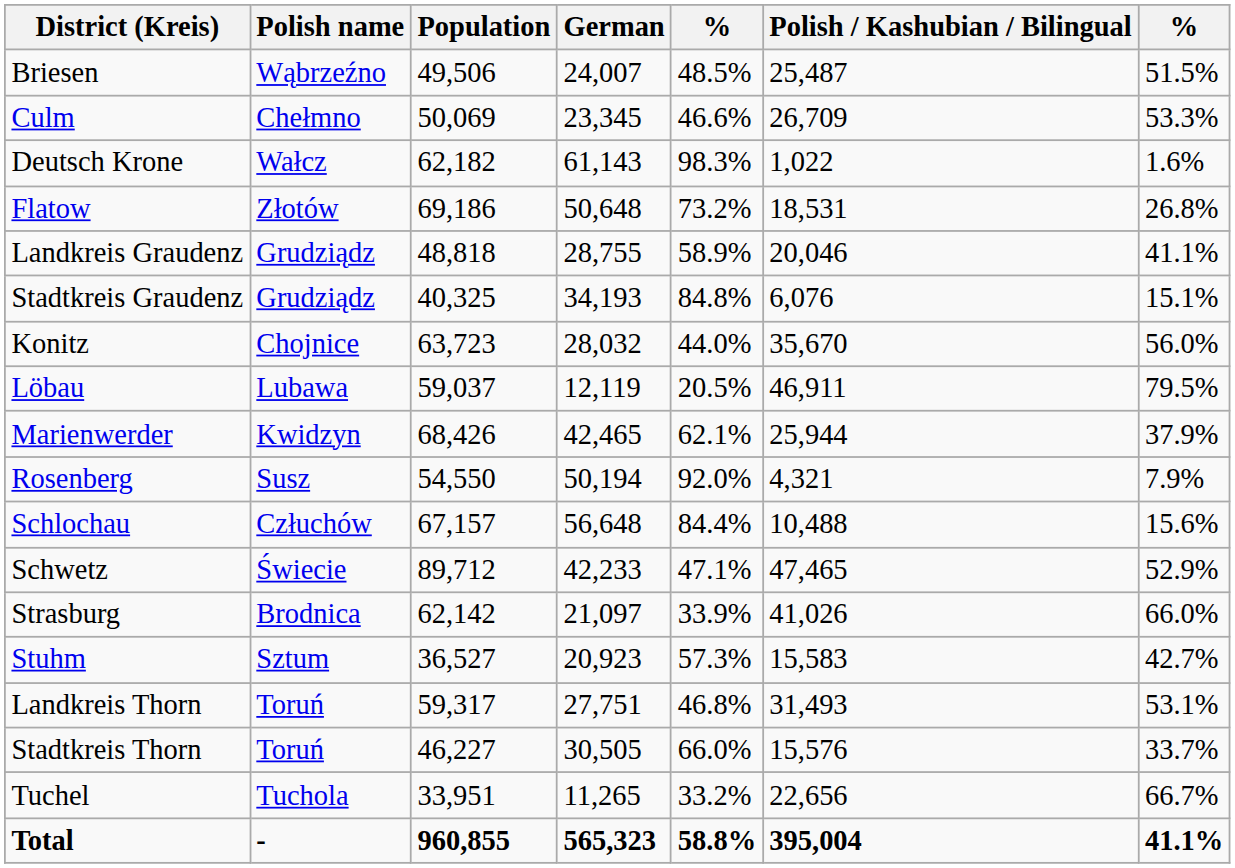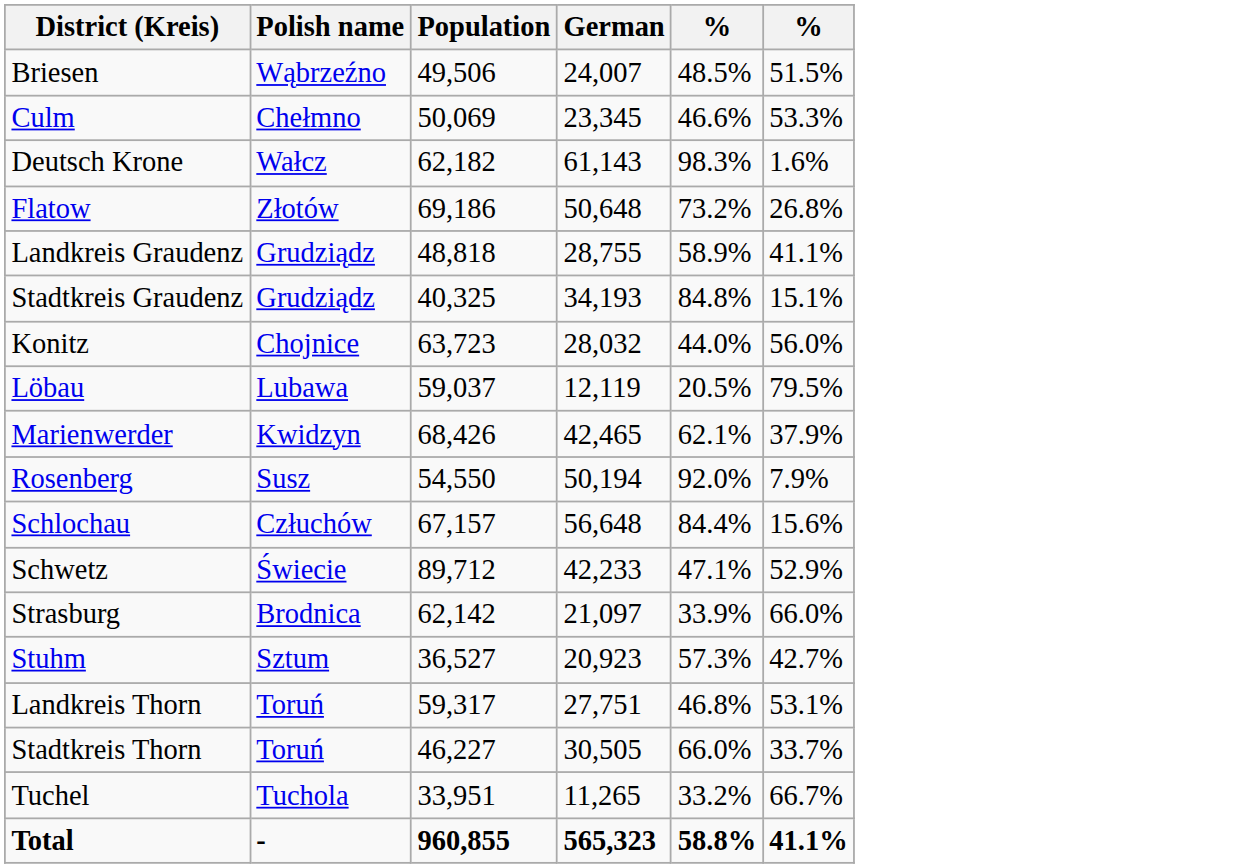- column: (951, 27)
